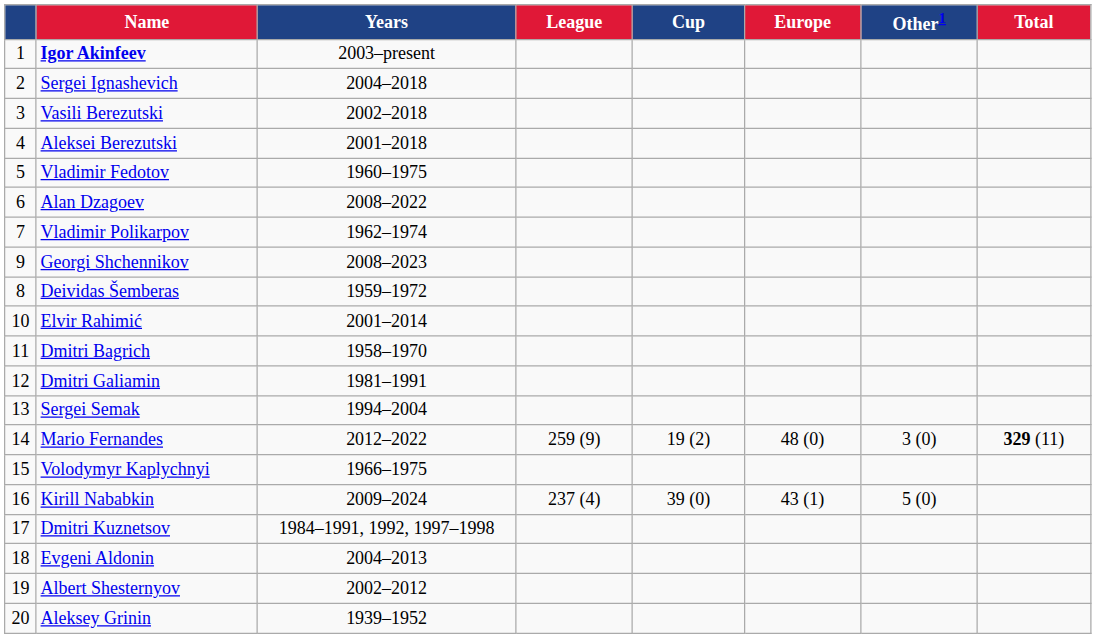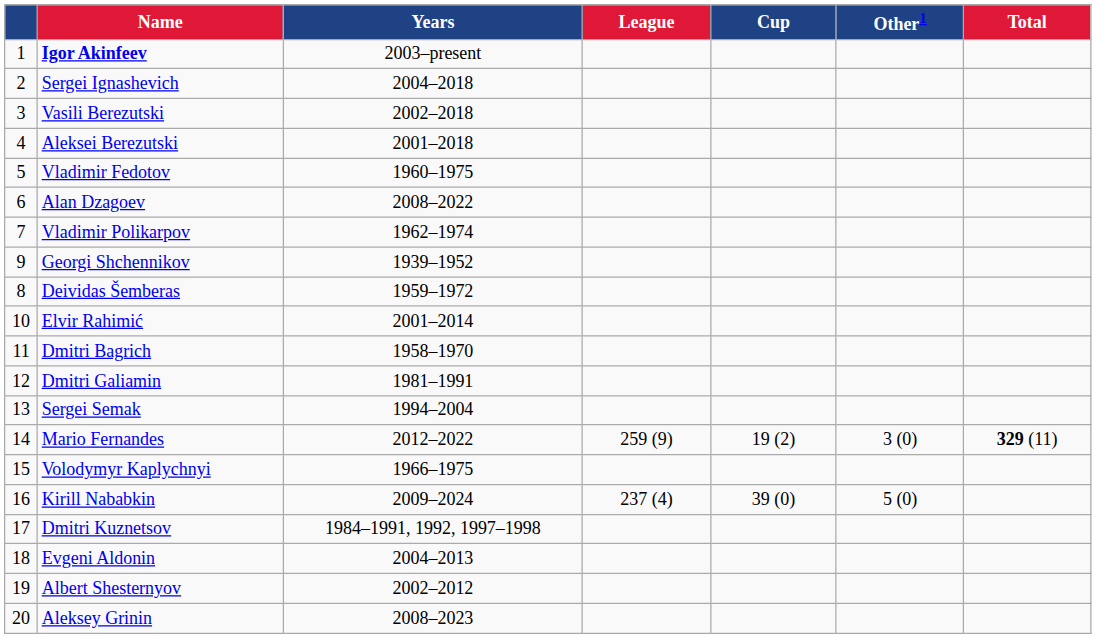- column: (803, 22)
(387, 261) 2008–2023 -> (433, 261) 1939–1952
(387, 618) 1939–1952 -> (433, 618) 2008–2023
